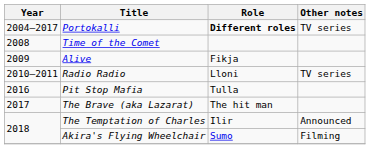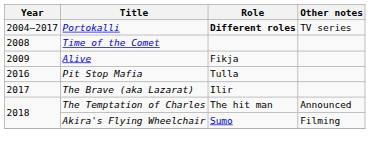- row: (94, 74)
(241, 105) The hit man -> (221, 89) Ilir
(221, 120) Ilir -> (241, 105) The hit man
